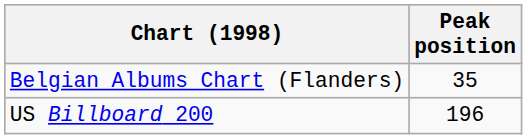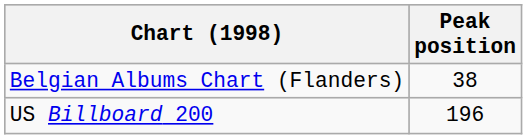(465, 81) 35 -> (465, 81) 38
